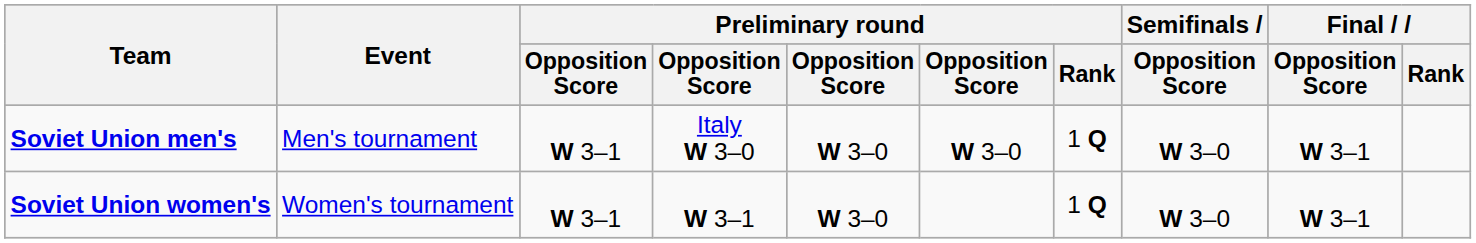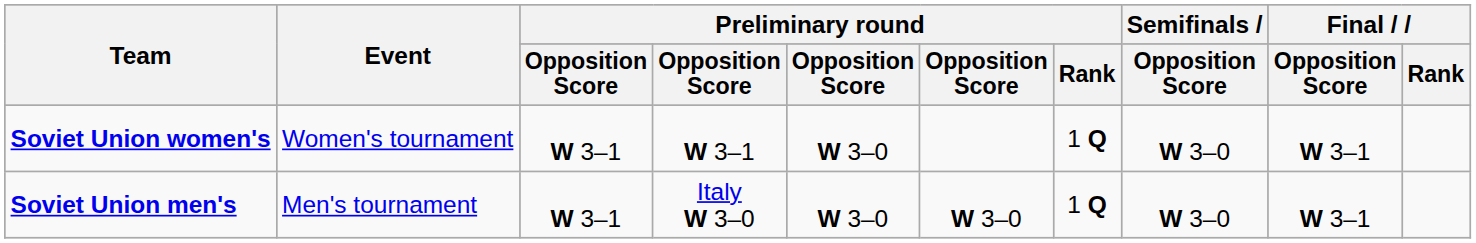rows swapped: (124, 139) <-> (141, 205)
